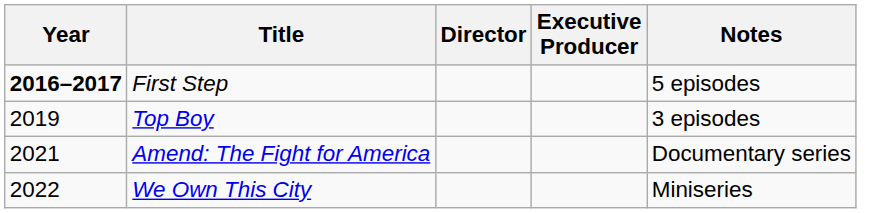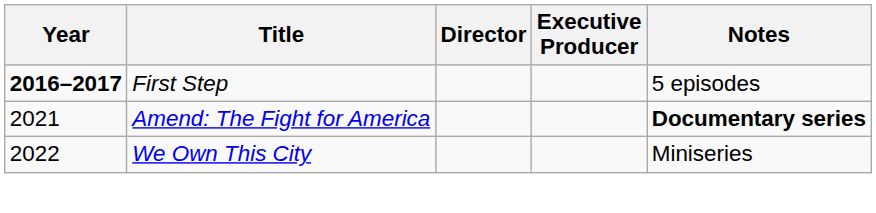- row: (173, 118)
(751, 154) normal -> (759, 118) bold
